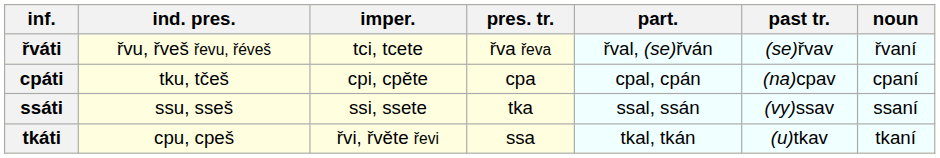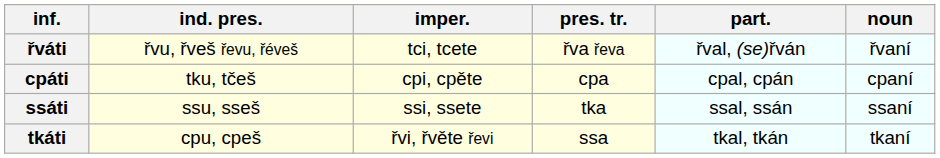- column: (799, 19)
